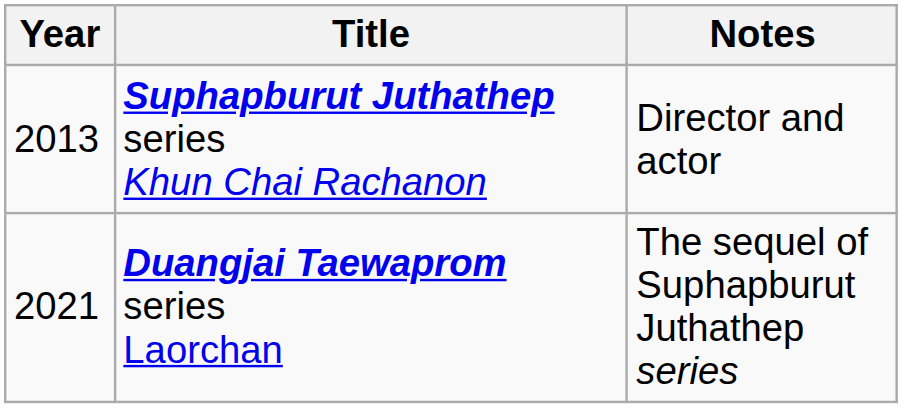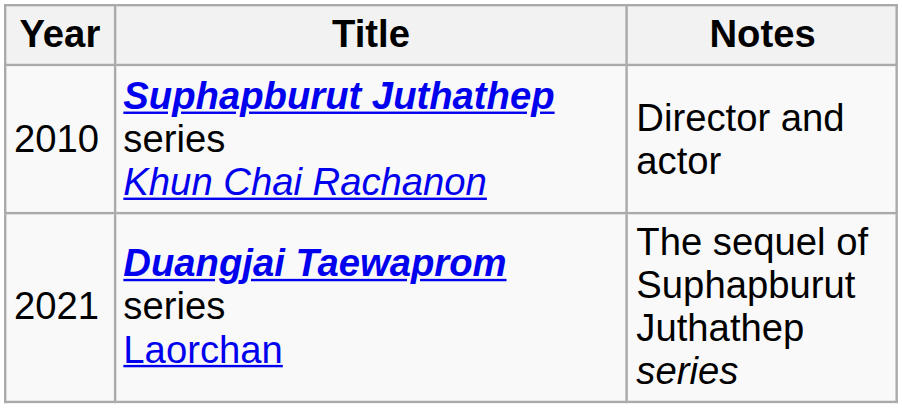(57, 138) 2013 -> (57, 138) 2010
